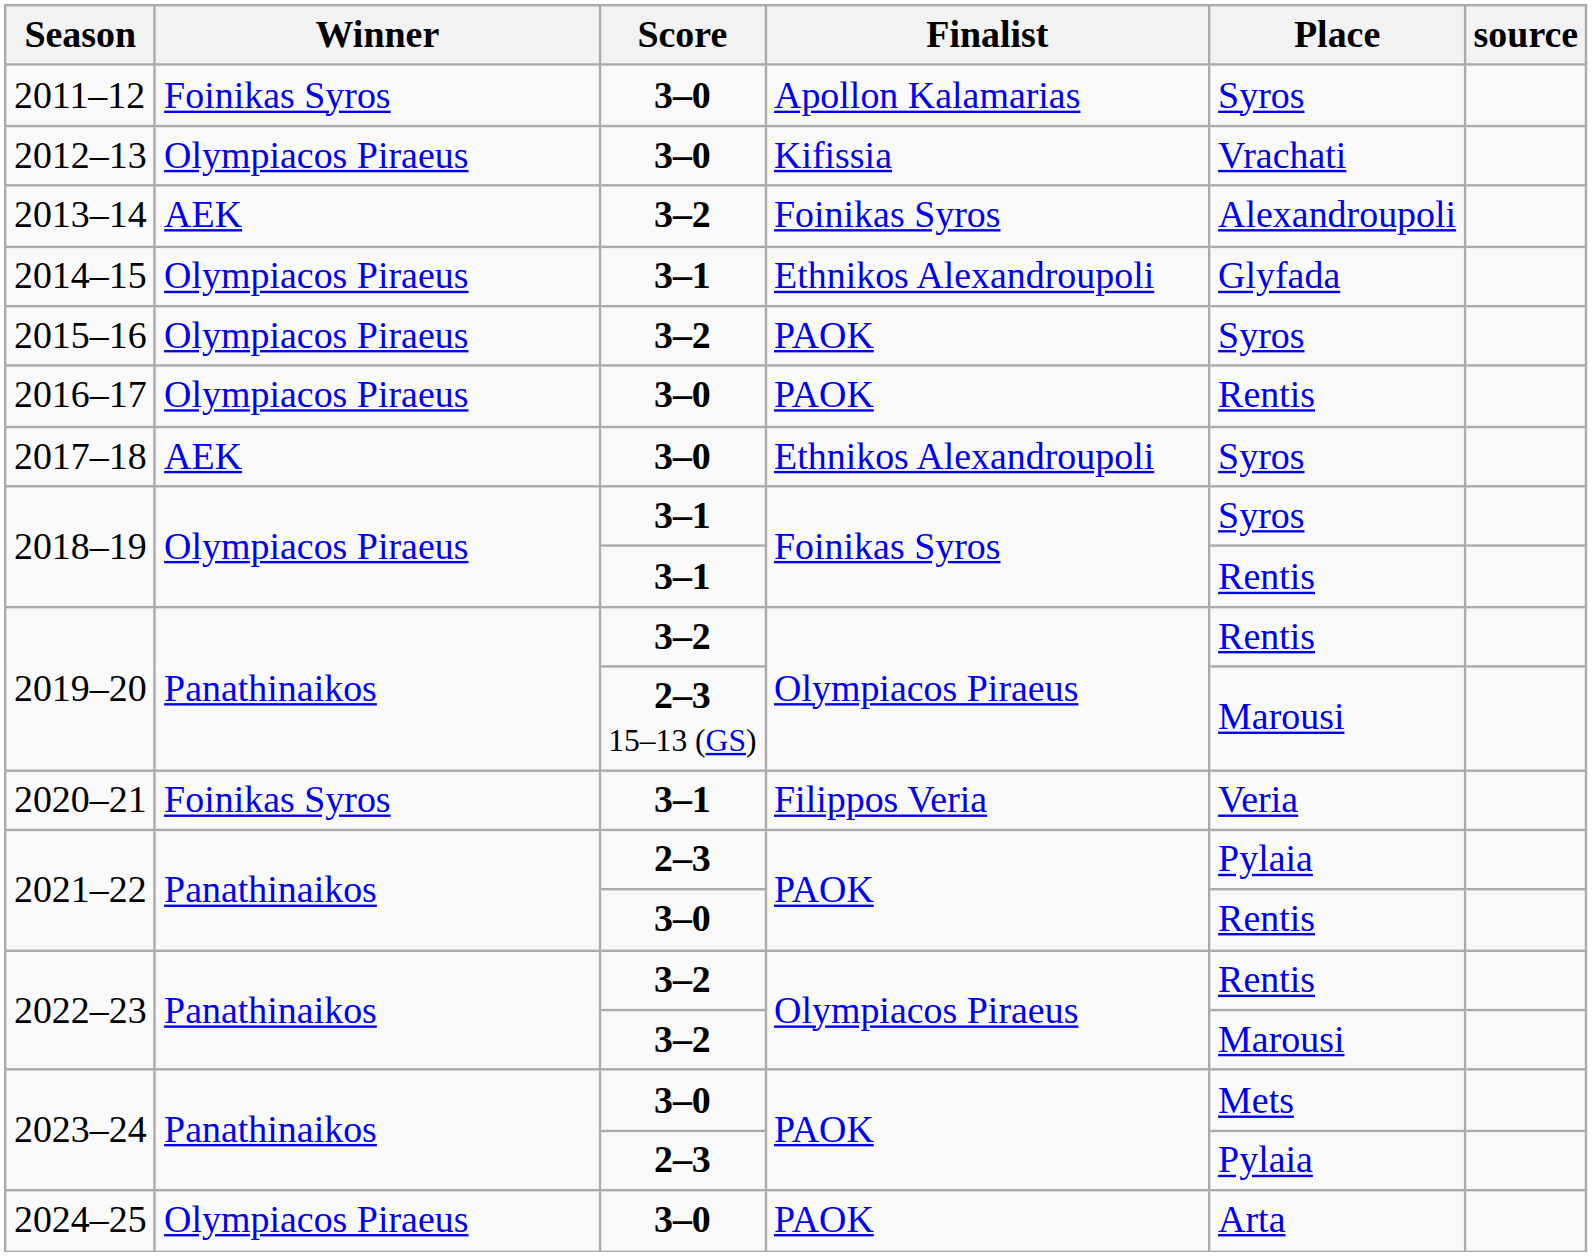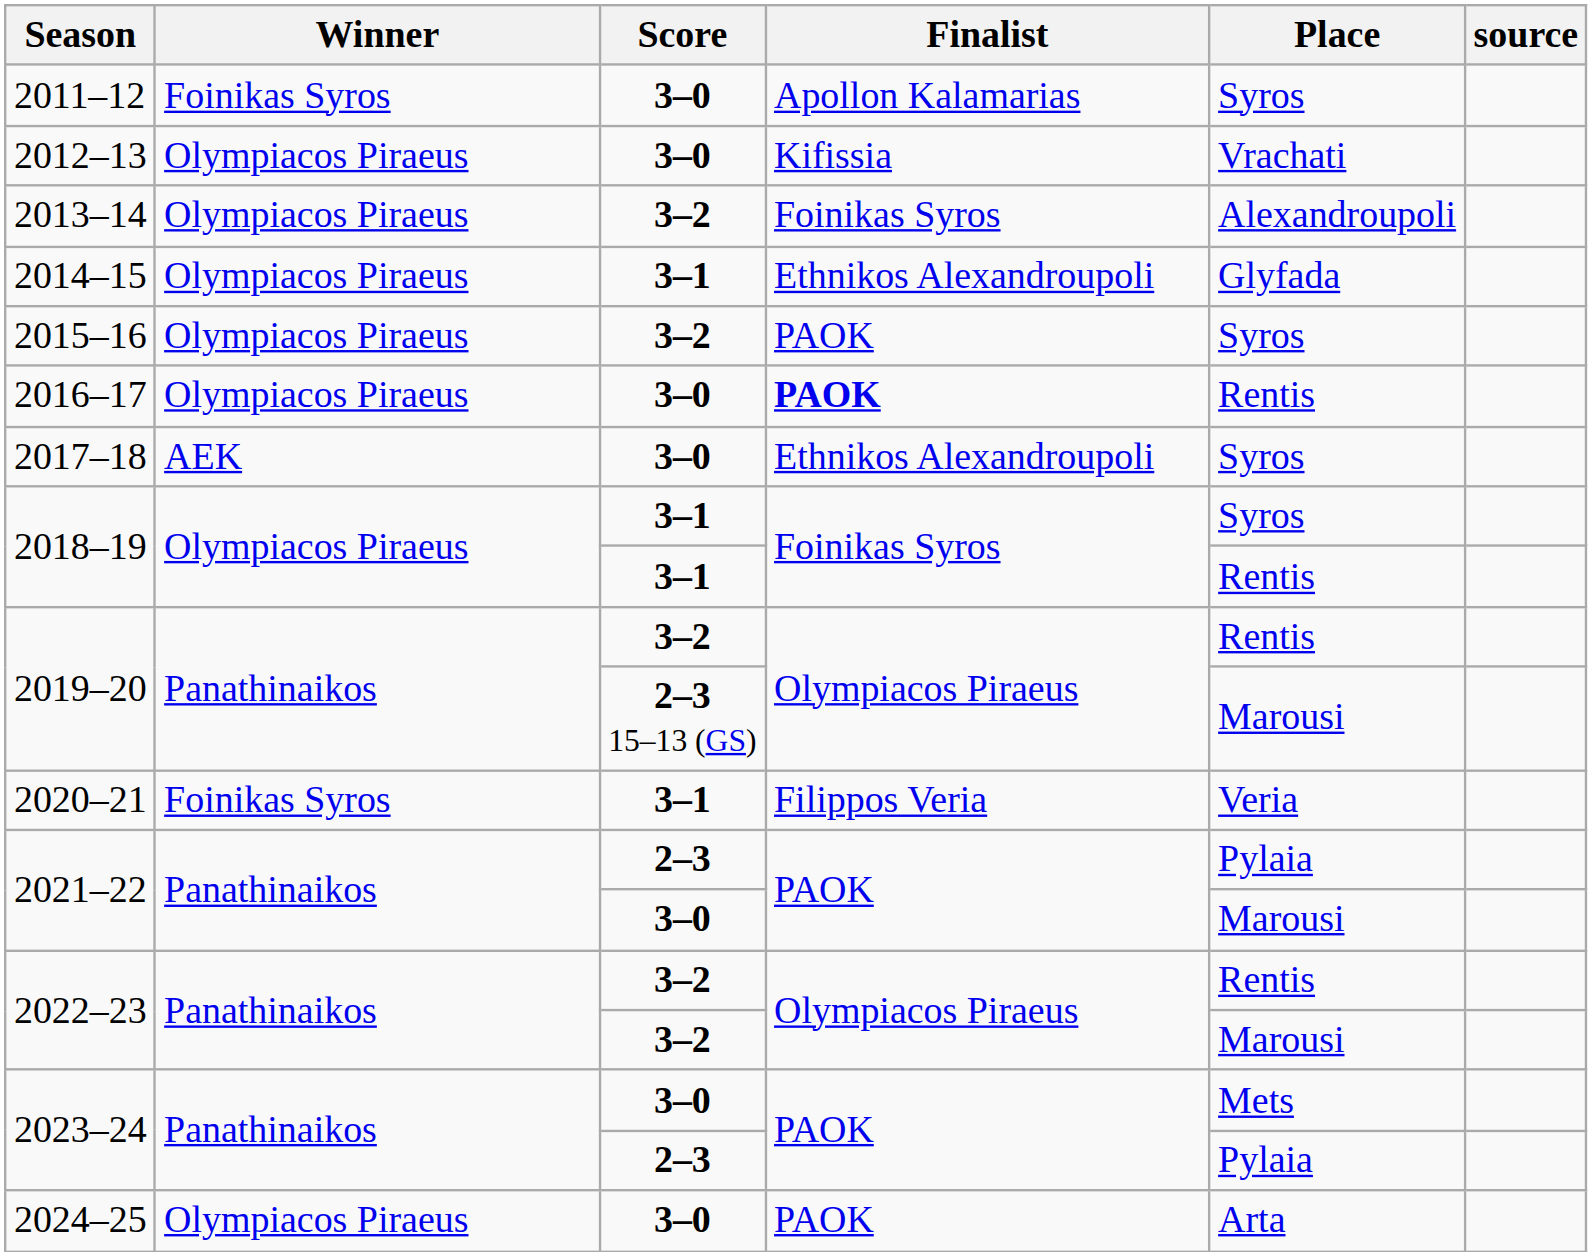(203, 214) AEK -> (316, 214) Olympiacos Piraeus
(824, 395) normal -> (827, 395) bold
(1267, 919) Rentis -> (1281, 919) Marousi
